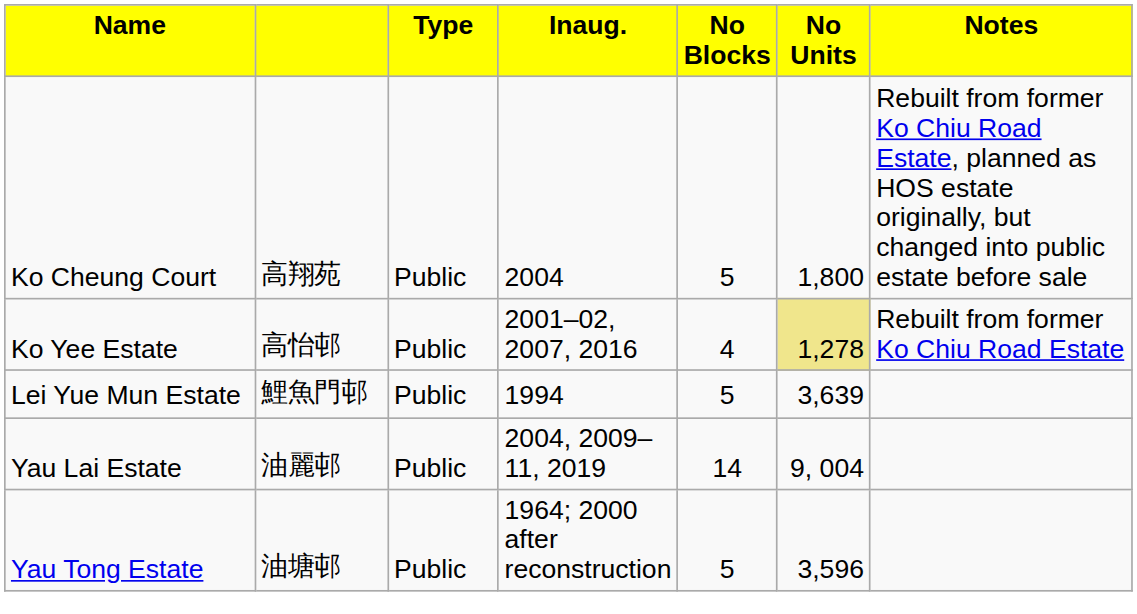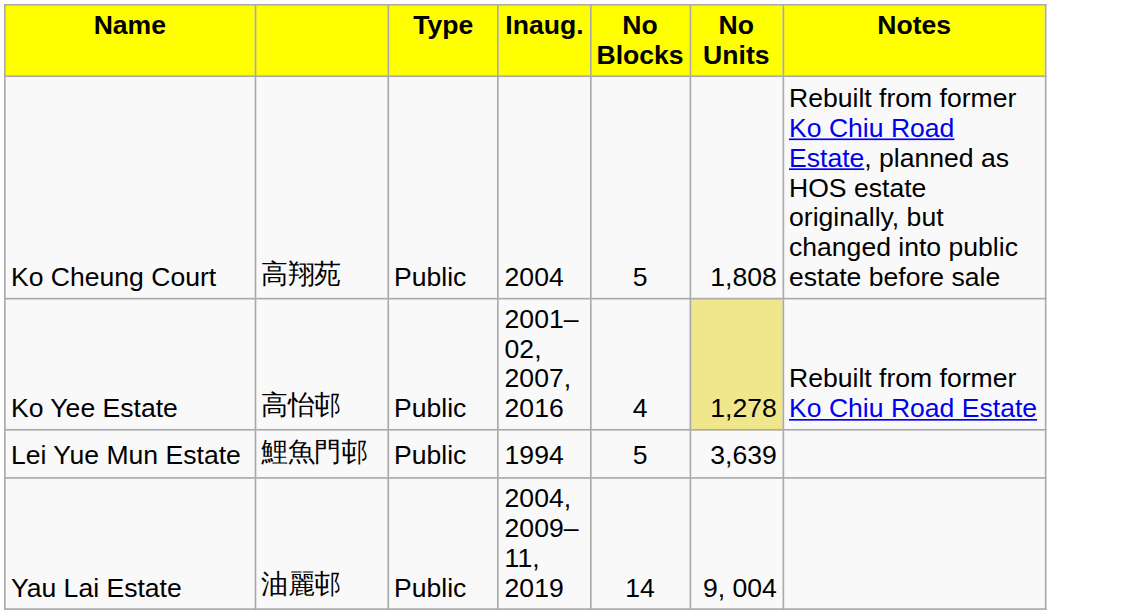(831, 276) 1,800 -> (744, 276) 1,808
- row: (107, 569)
